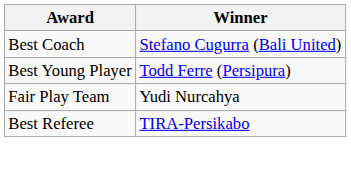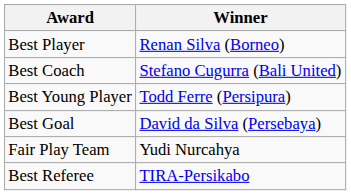+ row: (46, 44)
+ row: (41, 123)
